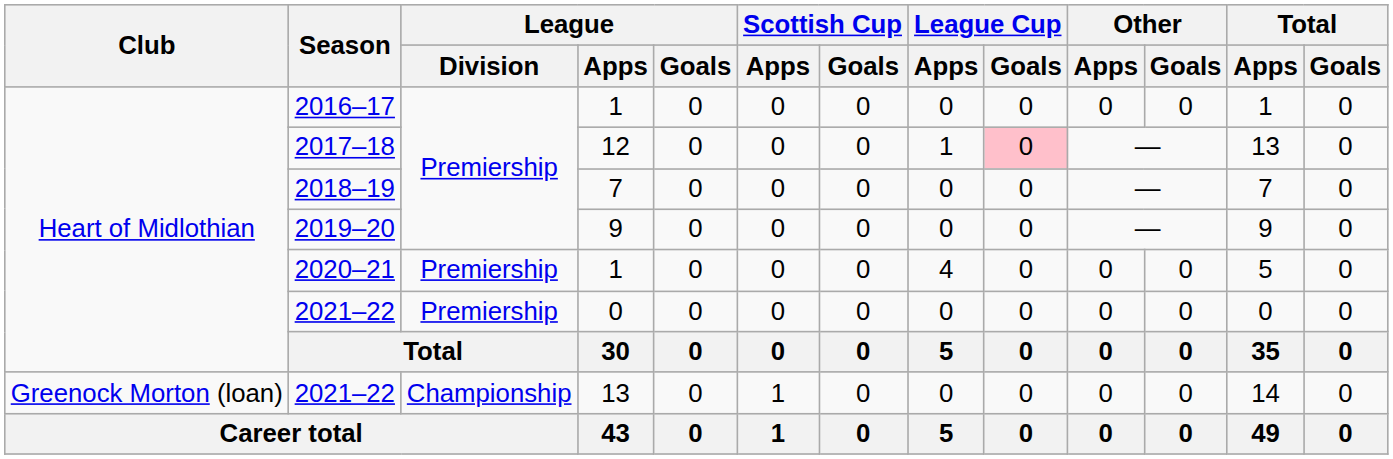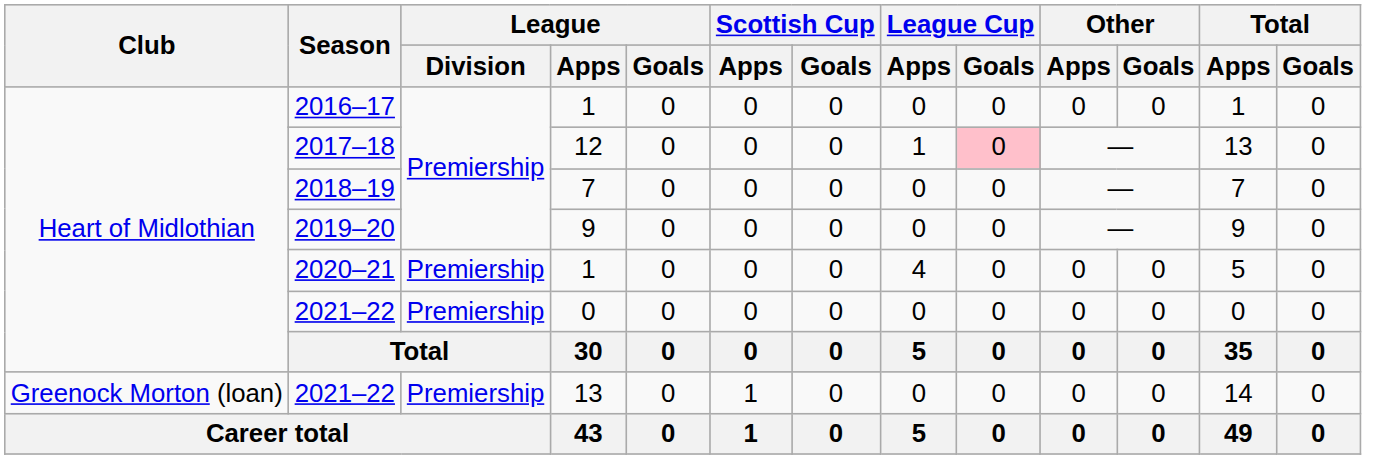(489, 392) Championship -> (476, 392) Premiership
